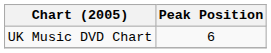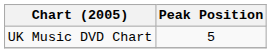(211, 37) 6 -> (211, 37) 5
